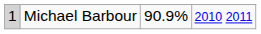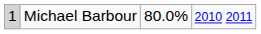(166, 16) 90.9% -> (166, 16) 80.0%
